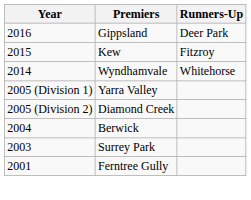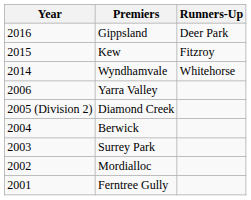+ row: (19, 90)
- row: (50, 90)
+ row: (19, 166)
